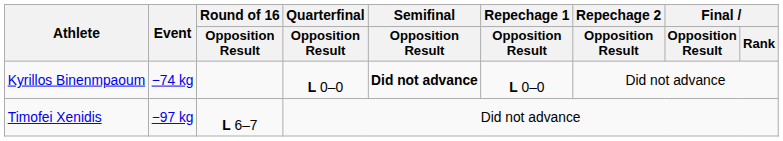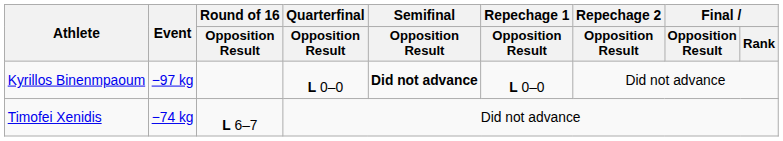(173, 80) −74 kg -> (173, 80) −97 kg
(173, 118) −97 kg -> (173, 118) −74 kg
